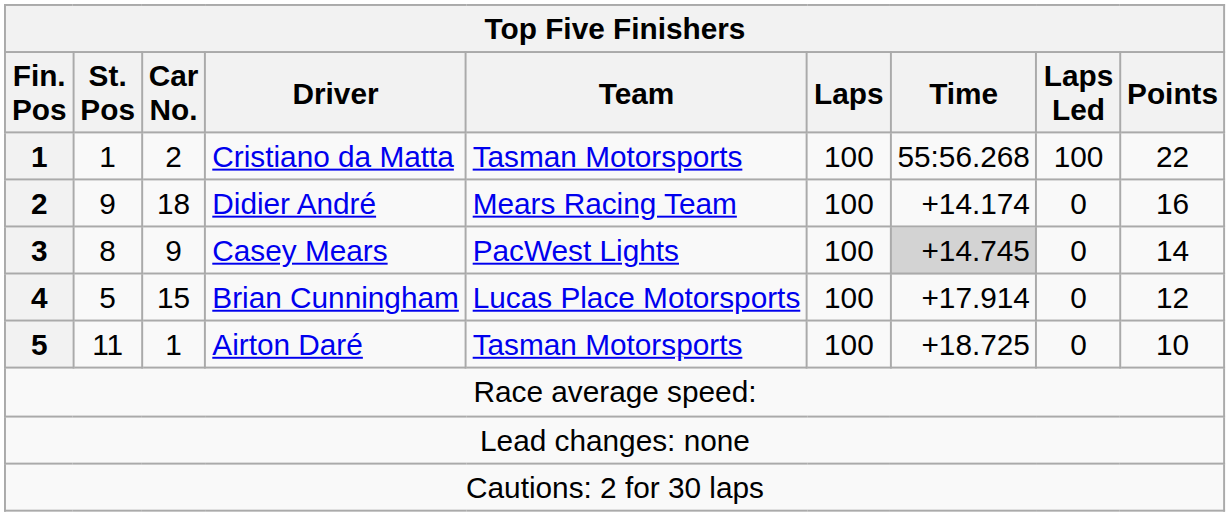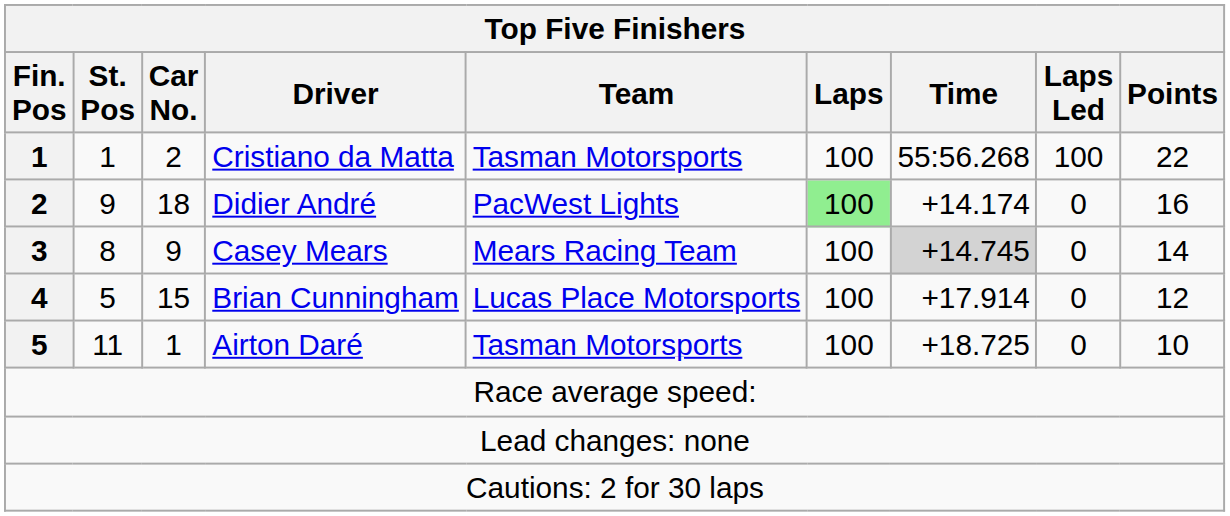(605, 204) Mears Racing Team -> (576, 204) PacWest Lights
(849, 204) no background -> (849, 204) lightgreen background
(576, 251) PacWest Lights -> (605, 251) Mears Racing Team
